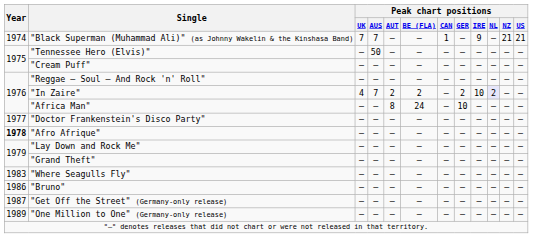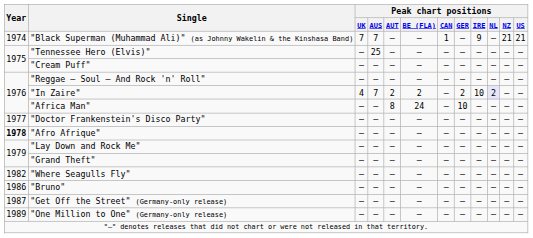(376, 52) 50 -> (376, 52) 25
(16, 174) 1983 -> (16, 174) 1982
